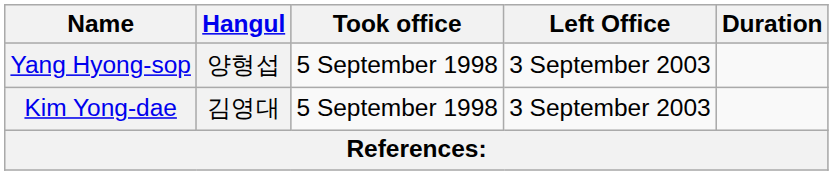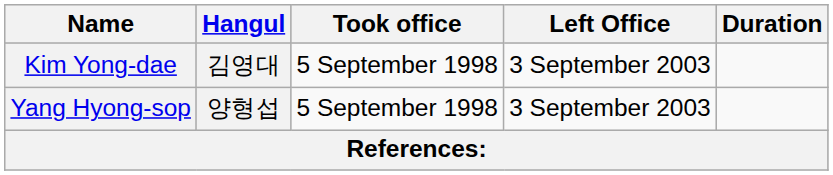rows swapped: (101, 65) <-> (101, 108)
